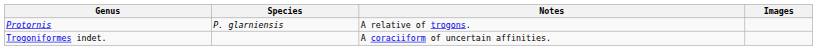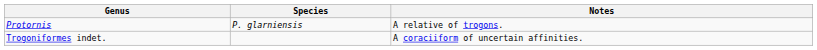- column: (779, 11)
